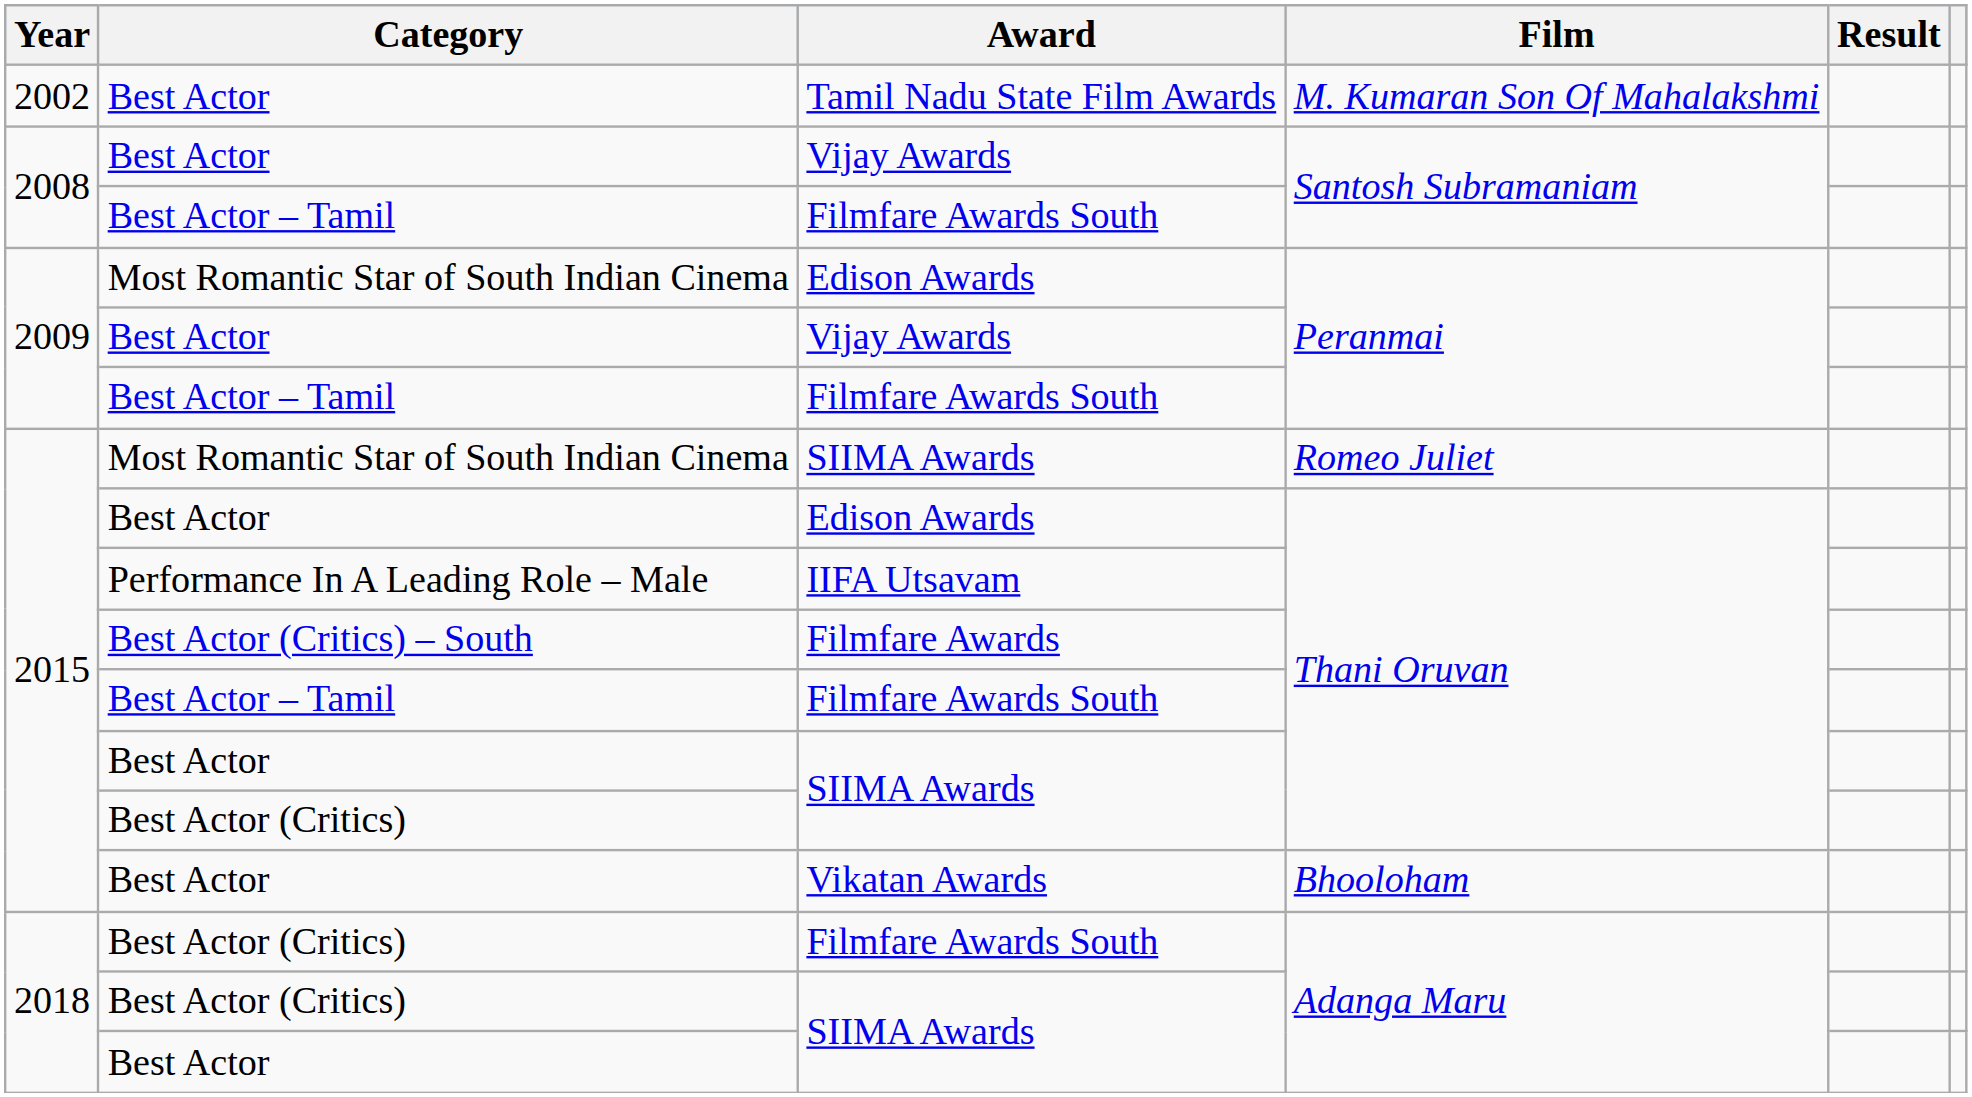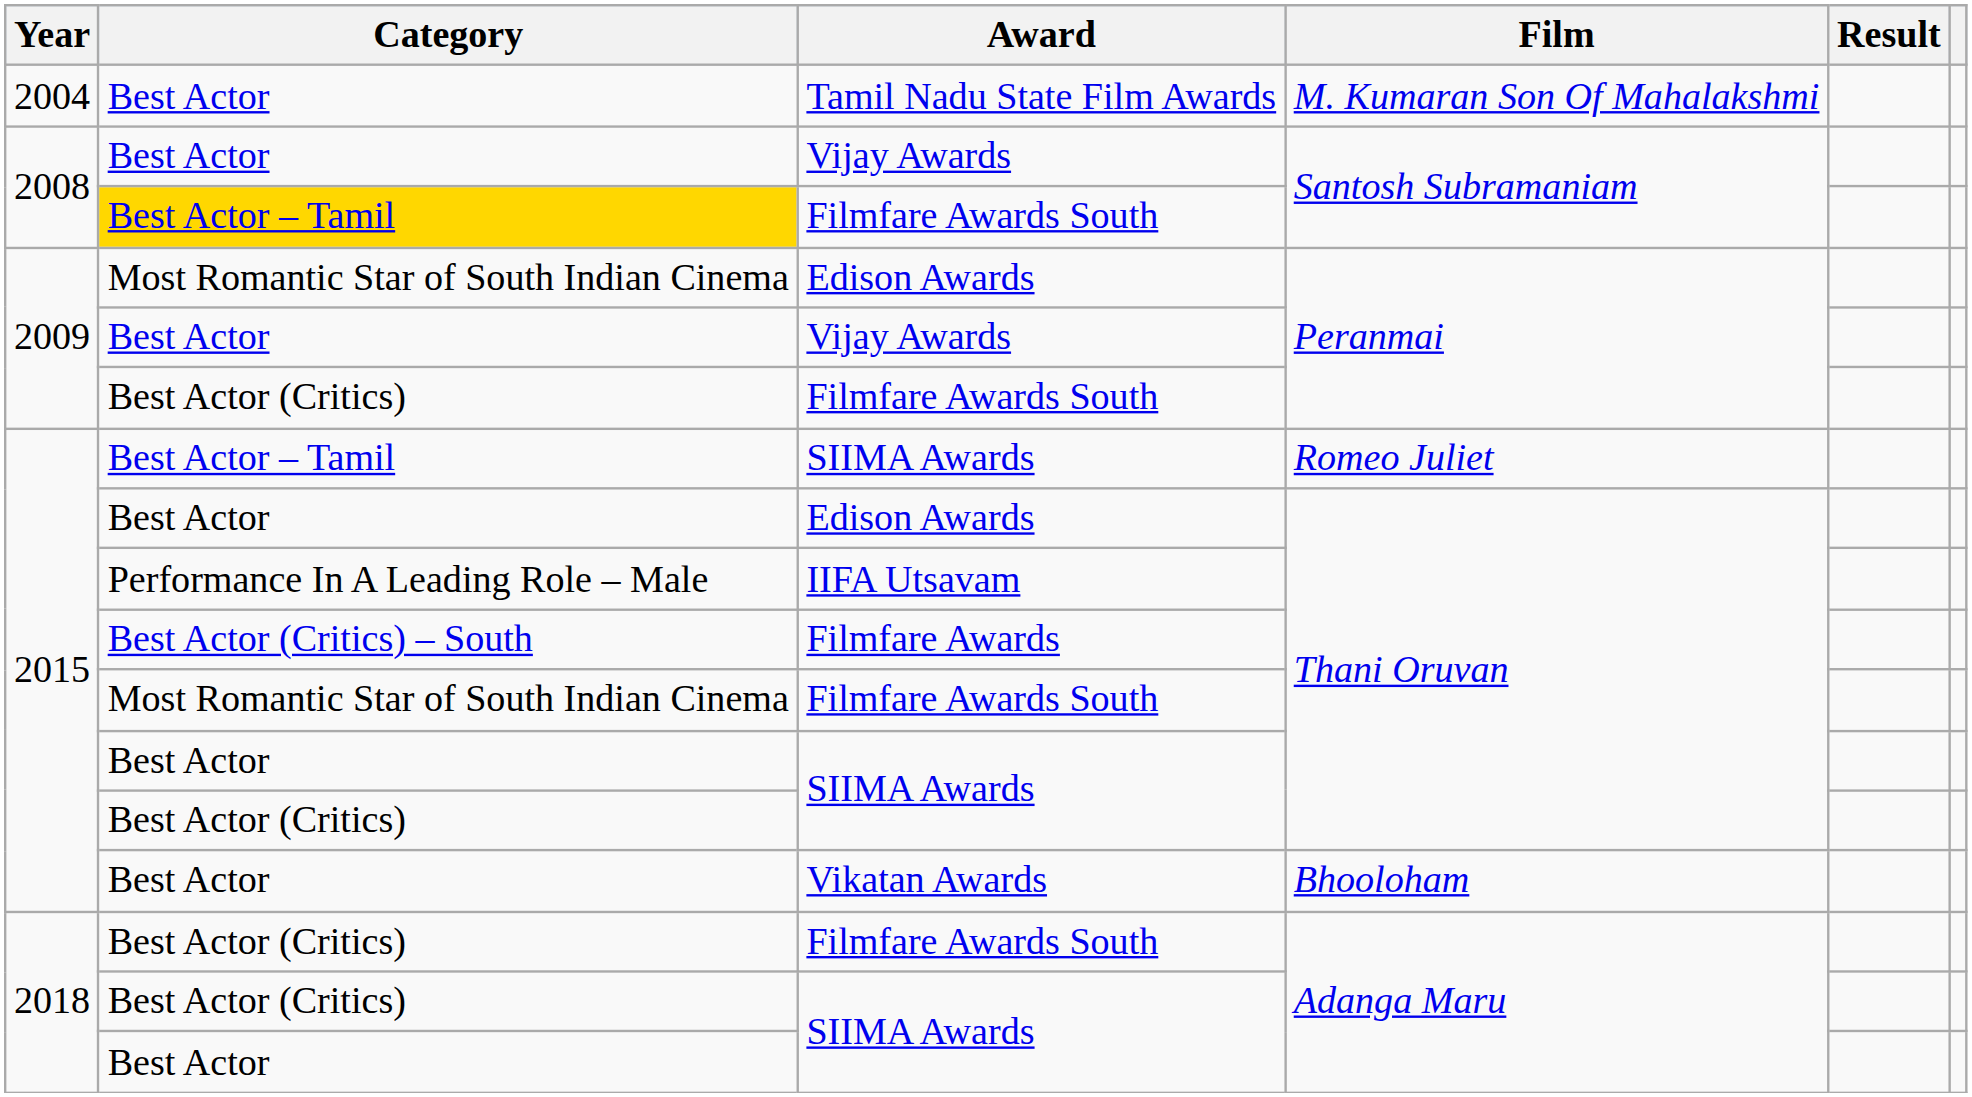(52, 95) 2002 -> (52, 95) 2004
(251, 215) no background -> (251, 215) gold background
(251, 397) Best Actor – Tamil -> (257, 397) Best Actor (Critics)
(448, 457) Most Romantic Star of South Indian Cinema -> (251, 457) Best Actor – Tamil
(251, 699) Best Actor – Tamil -> (448, 699) Most Romantic Star of South Indian Cinema
